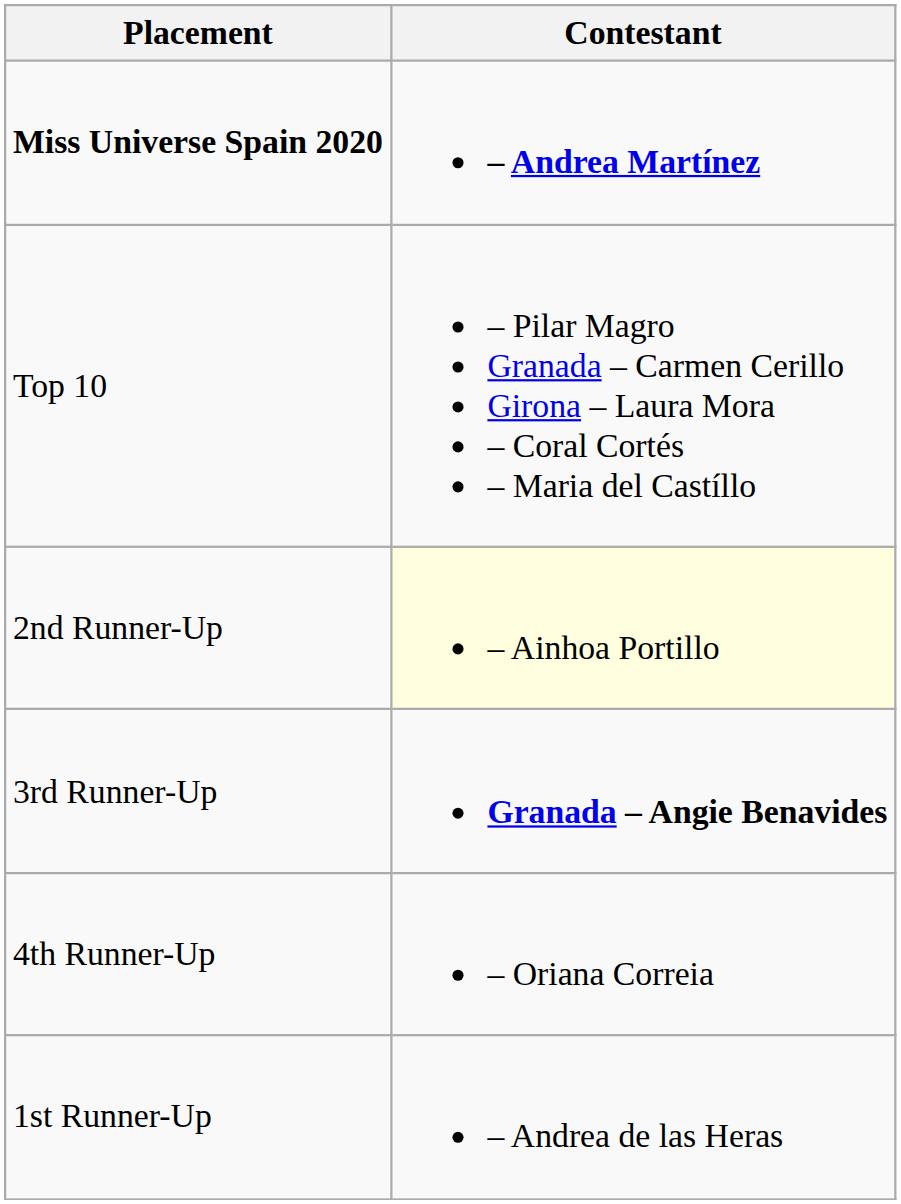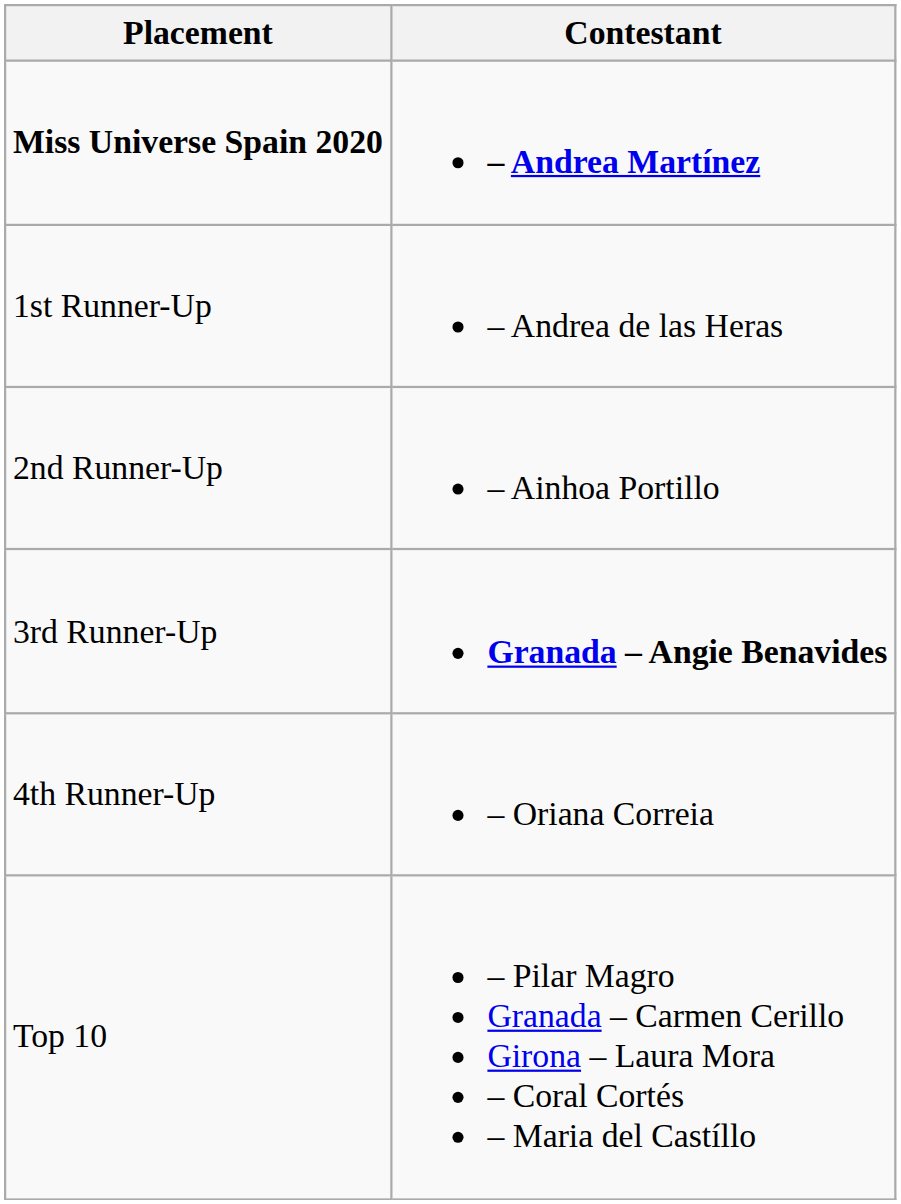rows swapped: (112, 1116) <-> (60, 384)
(643, 648) lightyellow background -> (643, 488) no background
